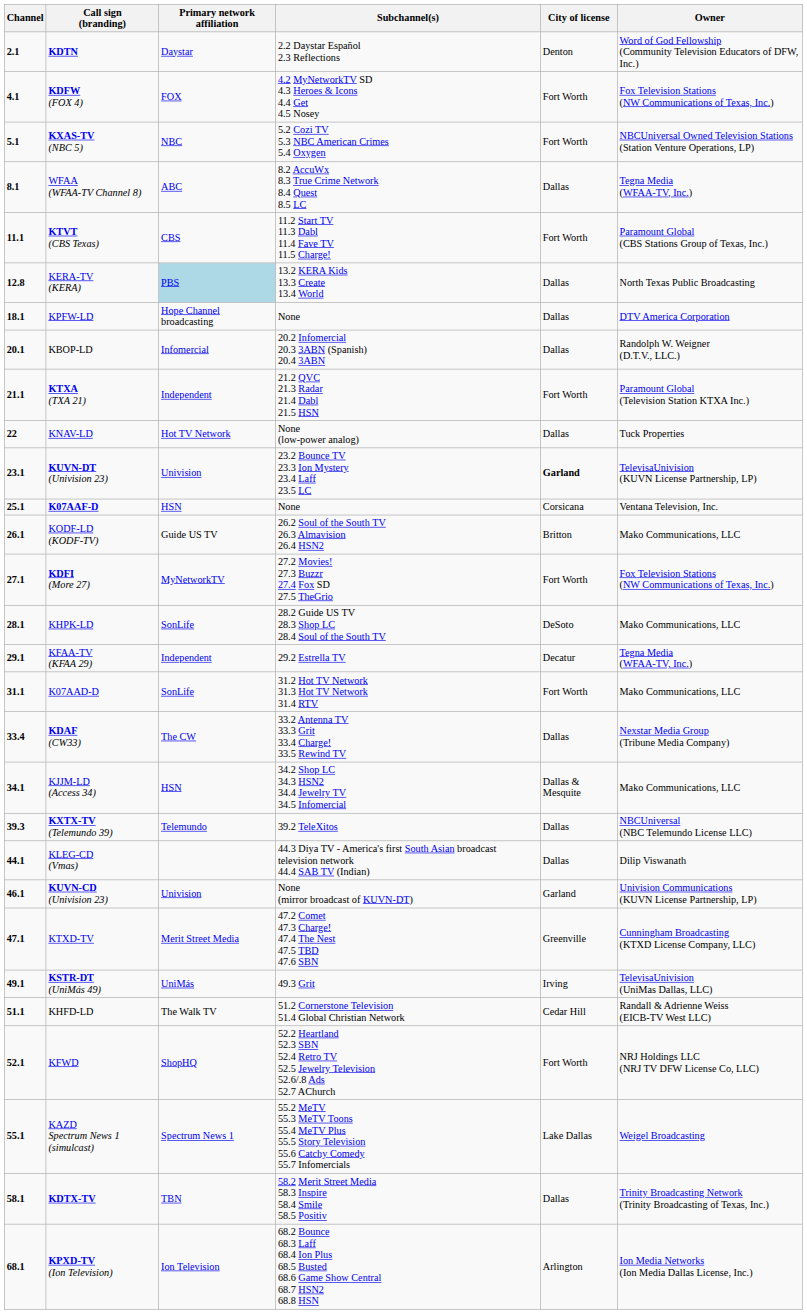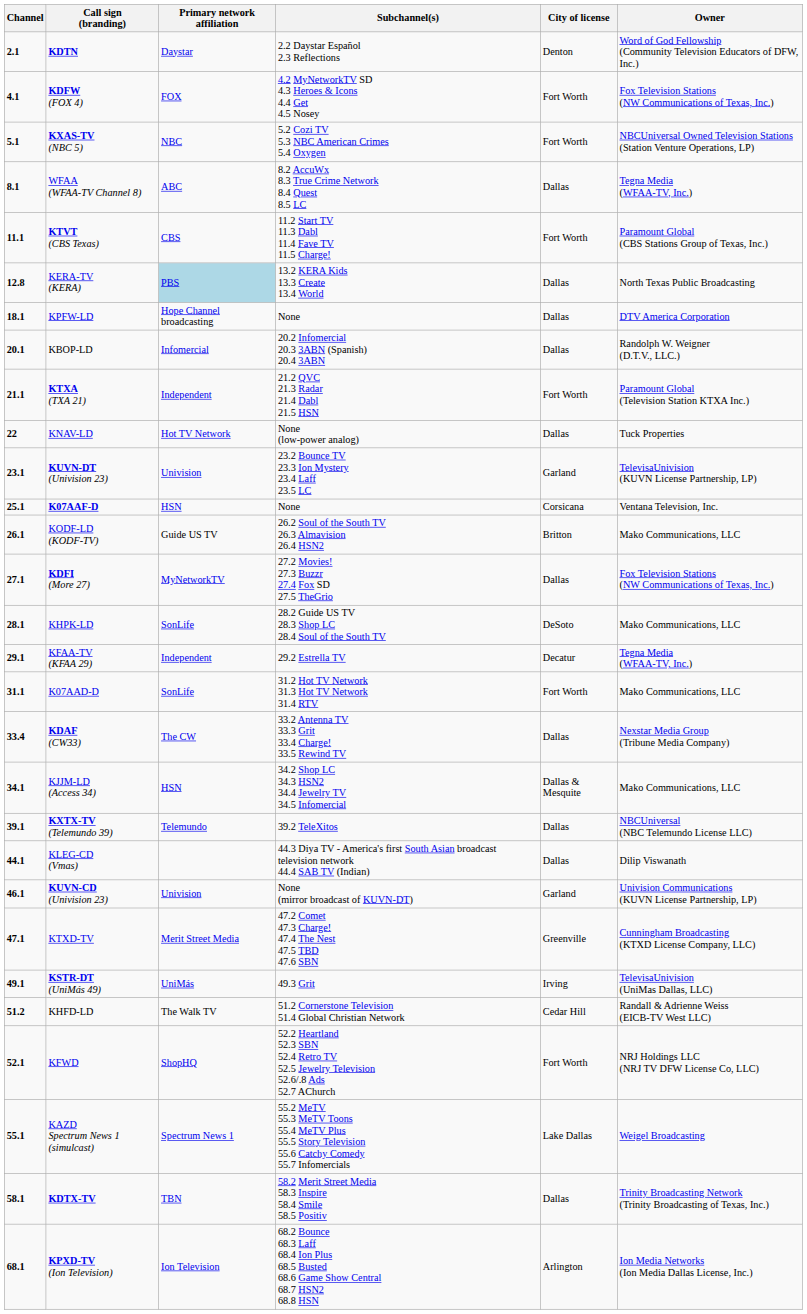(561, 473) bold -> (559, 473) normal
(565, 579) Fort Worth -> (556, 579) Dallas
(16, 827) 39.3 -> (16, 827) 39.1
(16, 1011) 51.1 -> (16, 1011) 51.2
